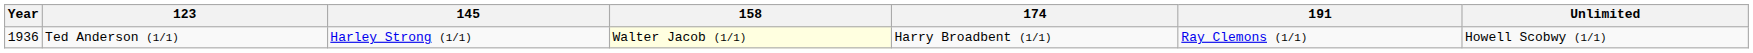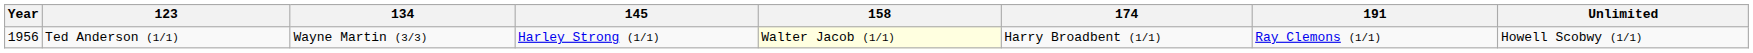+ column: (403, 15)
(23, 37) 1936 -> (23, 37) 1956
